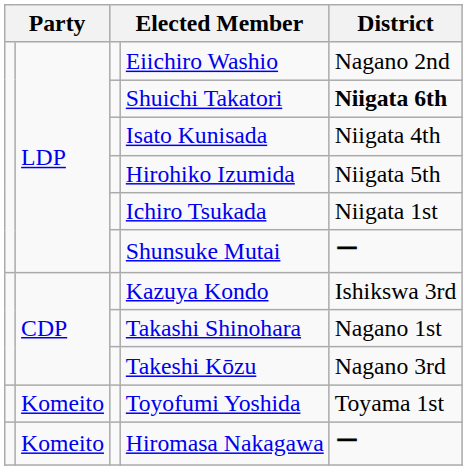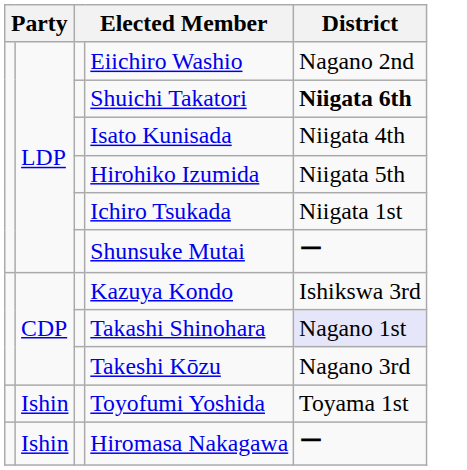(388, 328) no background -> (353, 328) lavender background
(63, 403) Komeito -> (45, 403) Ishin
(63, 443) Komeito -> (45, 443) Ishin
